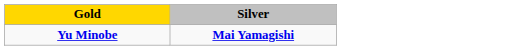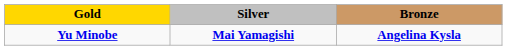+ column: (419, 14)
